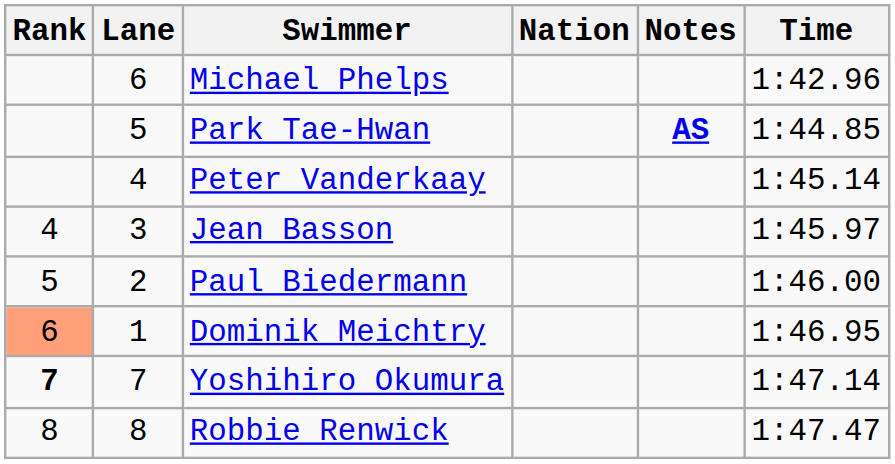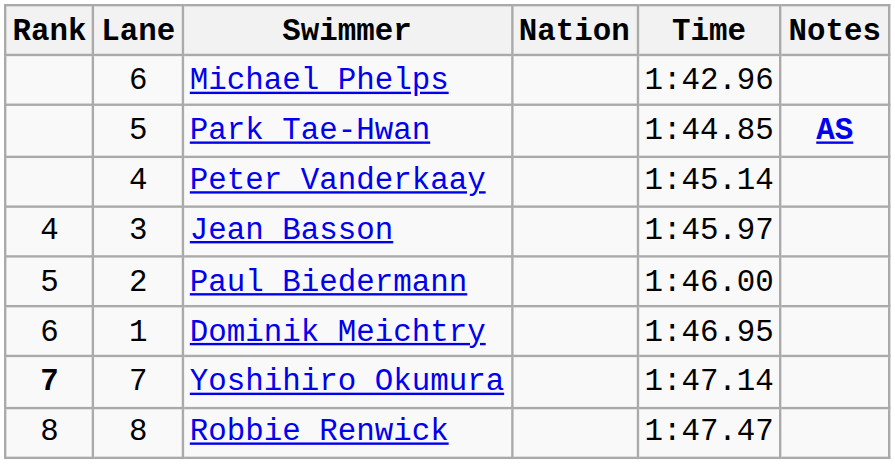columns swapped: (816, 30) <-> (691, 30)
(50, 332) lightsalmon background -> (50, 332) no background
